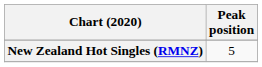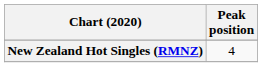(232, 51) 5 -> (232, 51) 4
